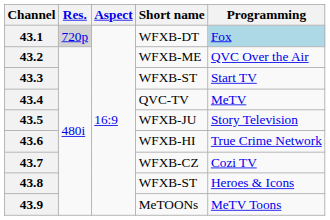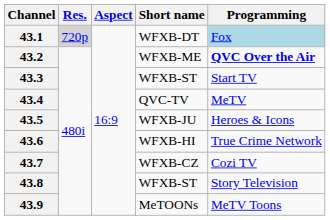(260, 57) normal -> (263, 57) bold
(254, 120) Story Television -> (253, 120) Heroes & Icons
(253, 183) Heroes & Icons -> (254, 183) Story Television
